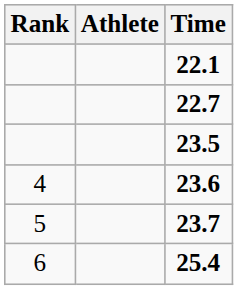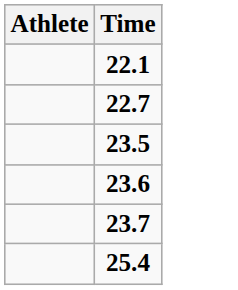- column: (40, 24)
